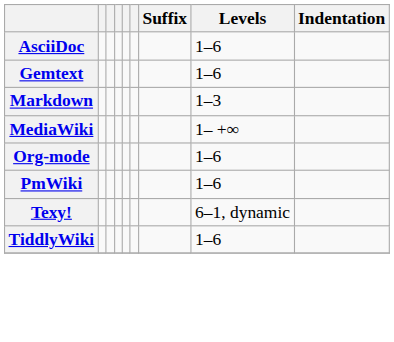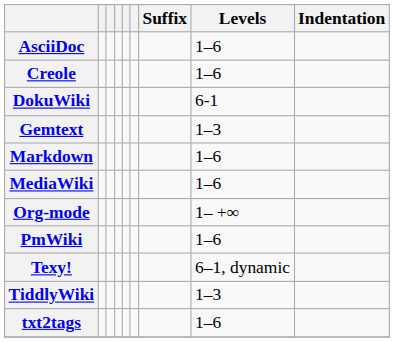+ row: (51, 73)
+ row: (51, 101)
(208, 73) 1–6 -> (208, 128) 1–3
(208, 101) 1–3 -> (208, 156) 1–6
(217, 128) 1– +∞ -> (208, 184) 1–6
(208, 156) 1–6 -> (217, 211) 1– +∞
(208, 239) 1–6 -> (208, 294) 1–3
+ row: (51, 322)
